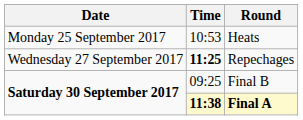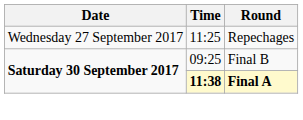- row: (244, 37)
(205, 59) bold -> (205, 37) normal
